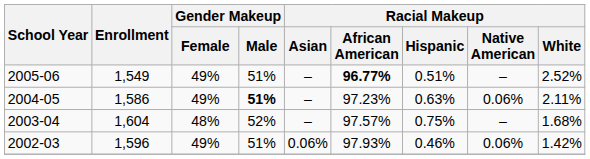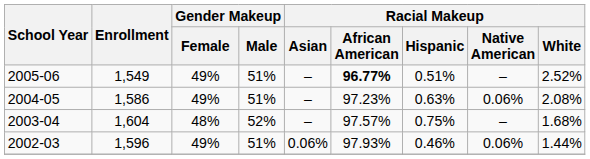(262, 99) bold -> (262, 99) normal
(562, 99) 2.11% -> (562, 99) 2.08%
(562, 144) 1.42% -> (562, 144) 1.44%
